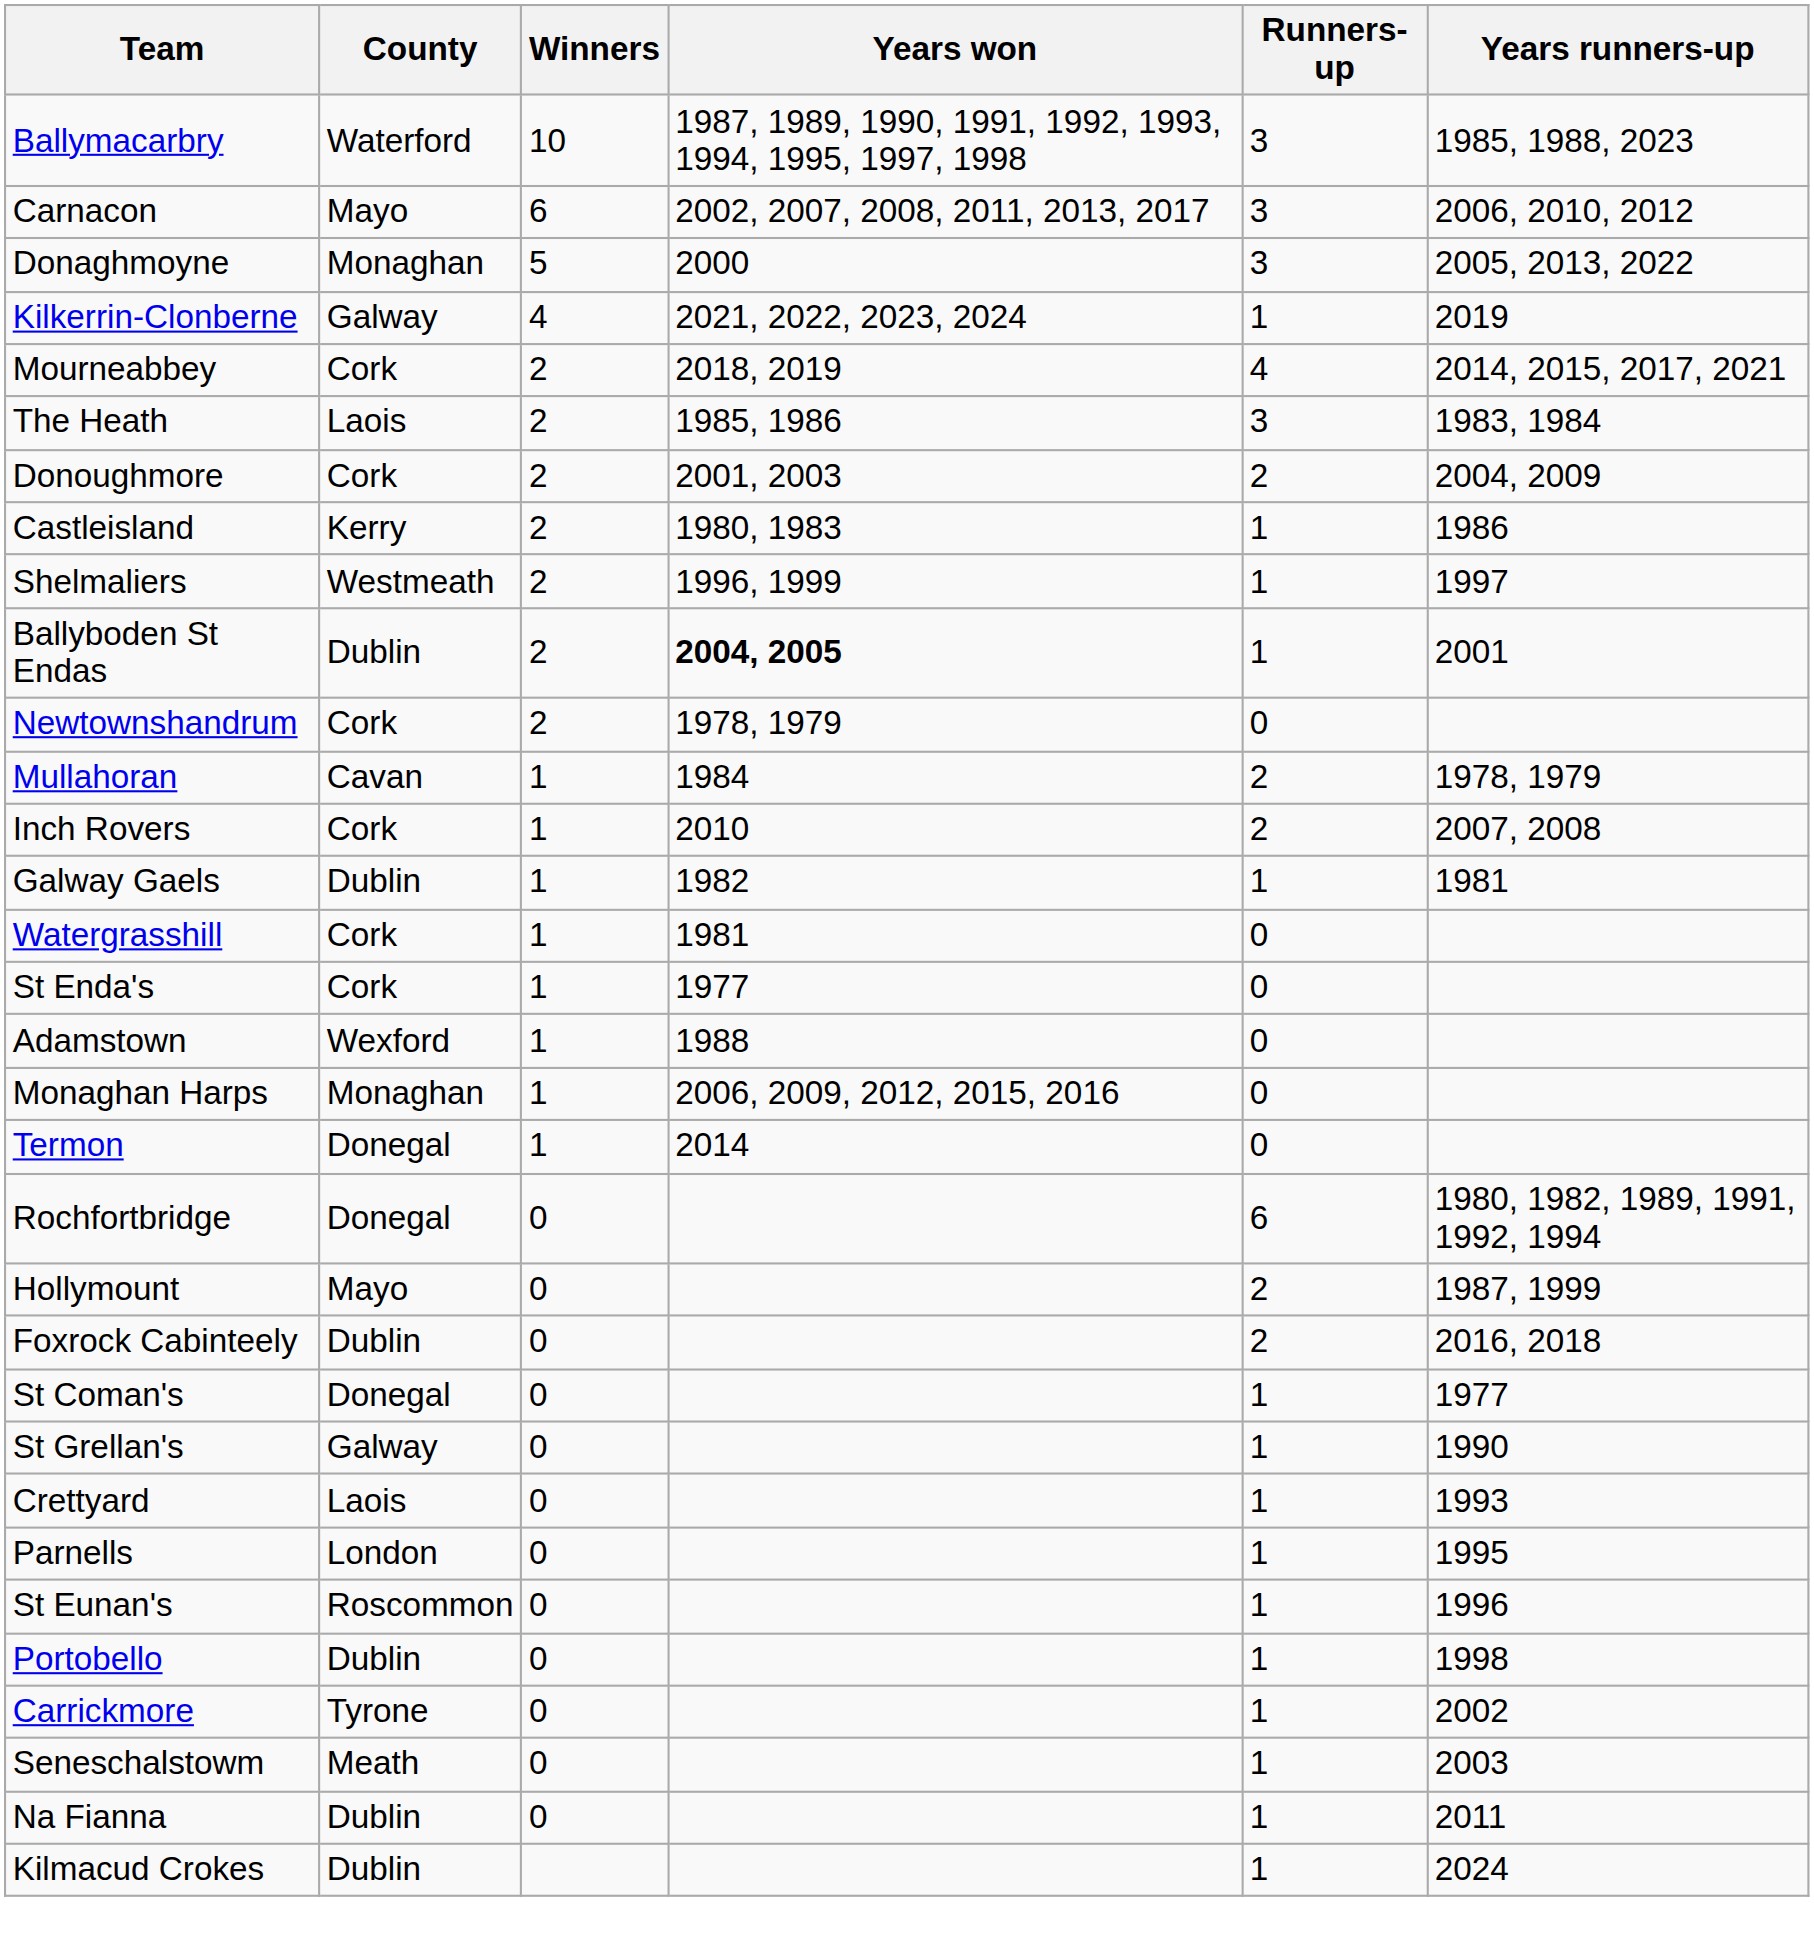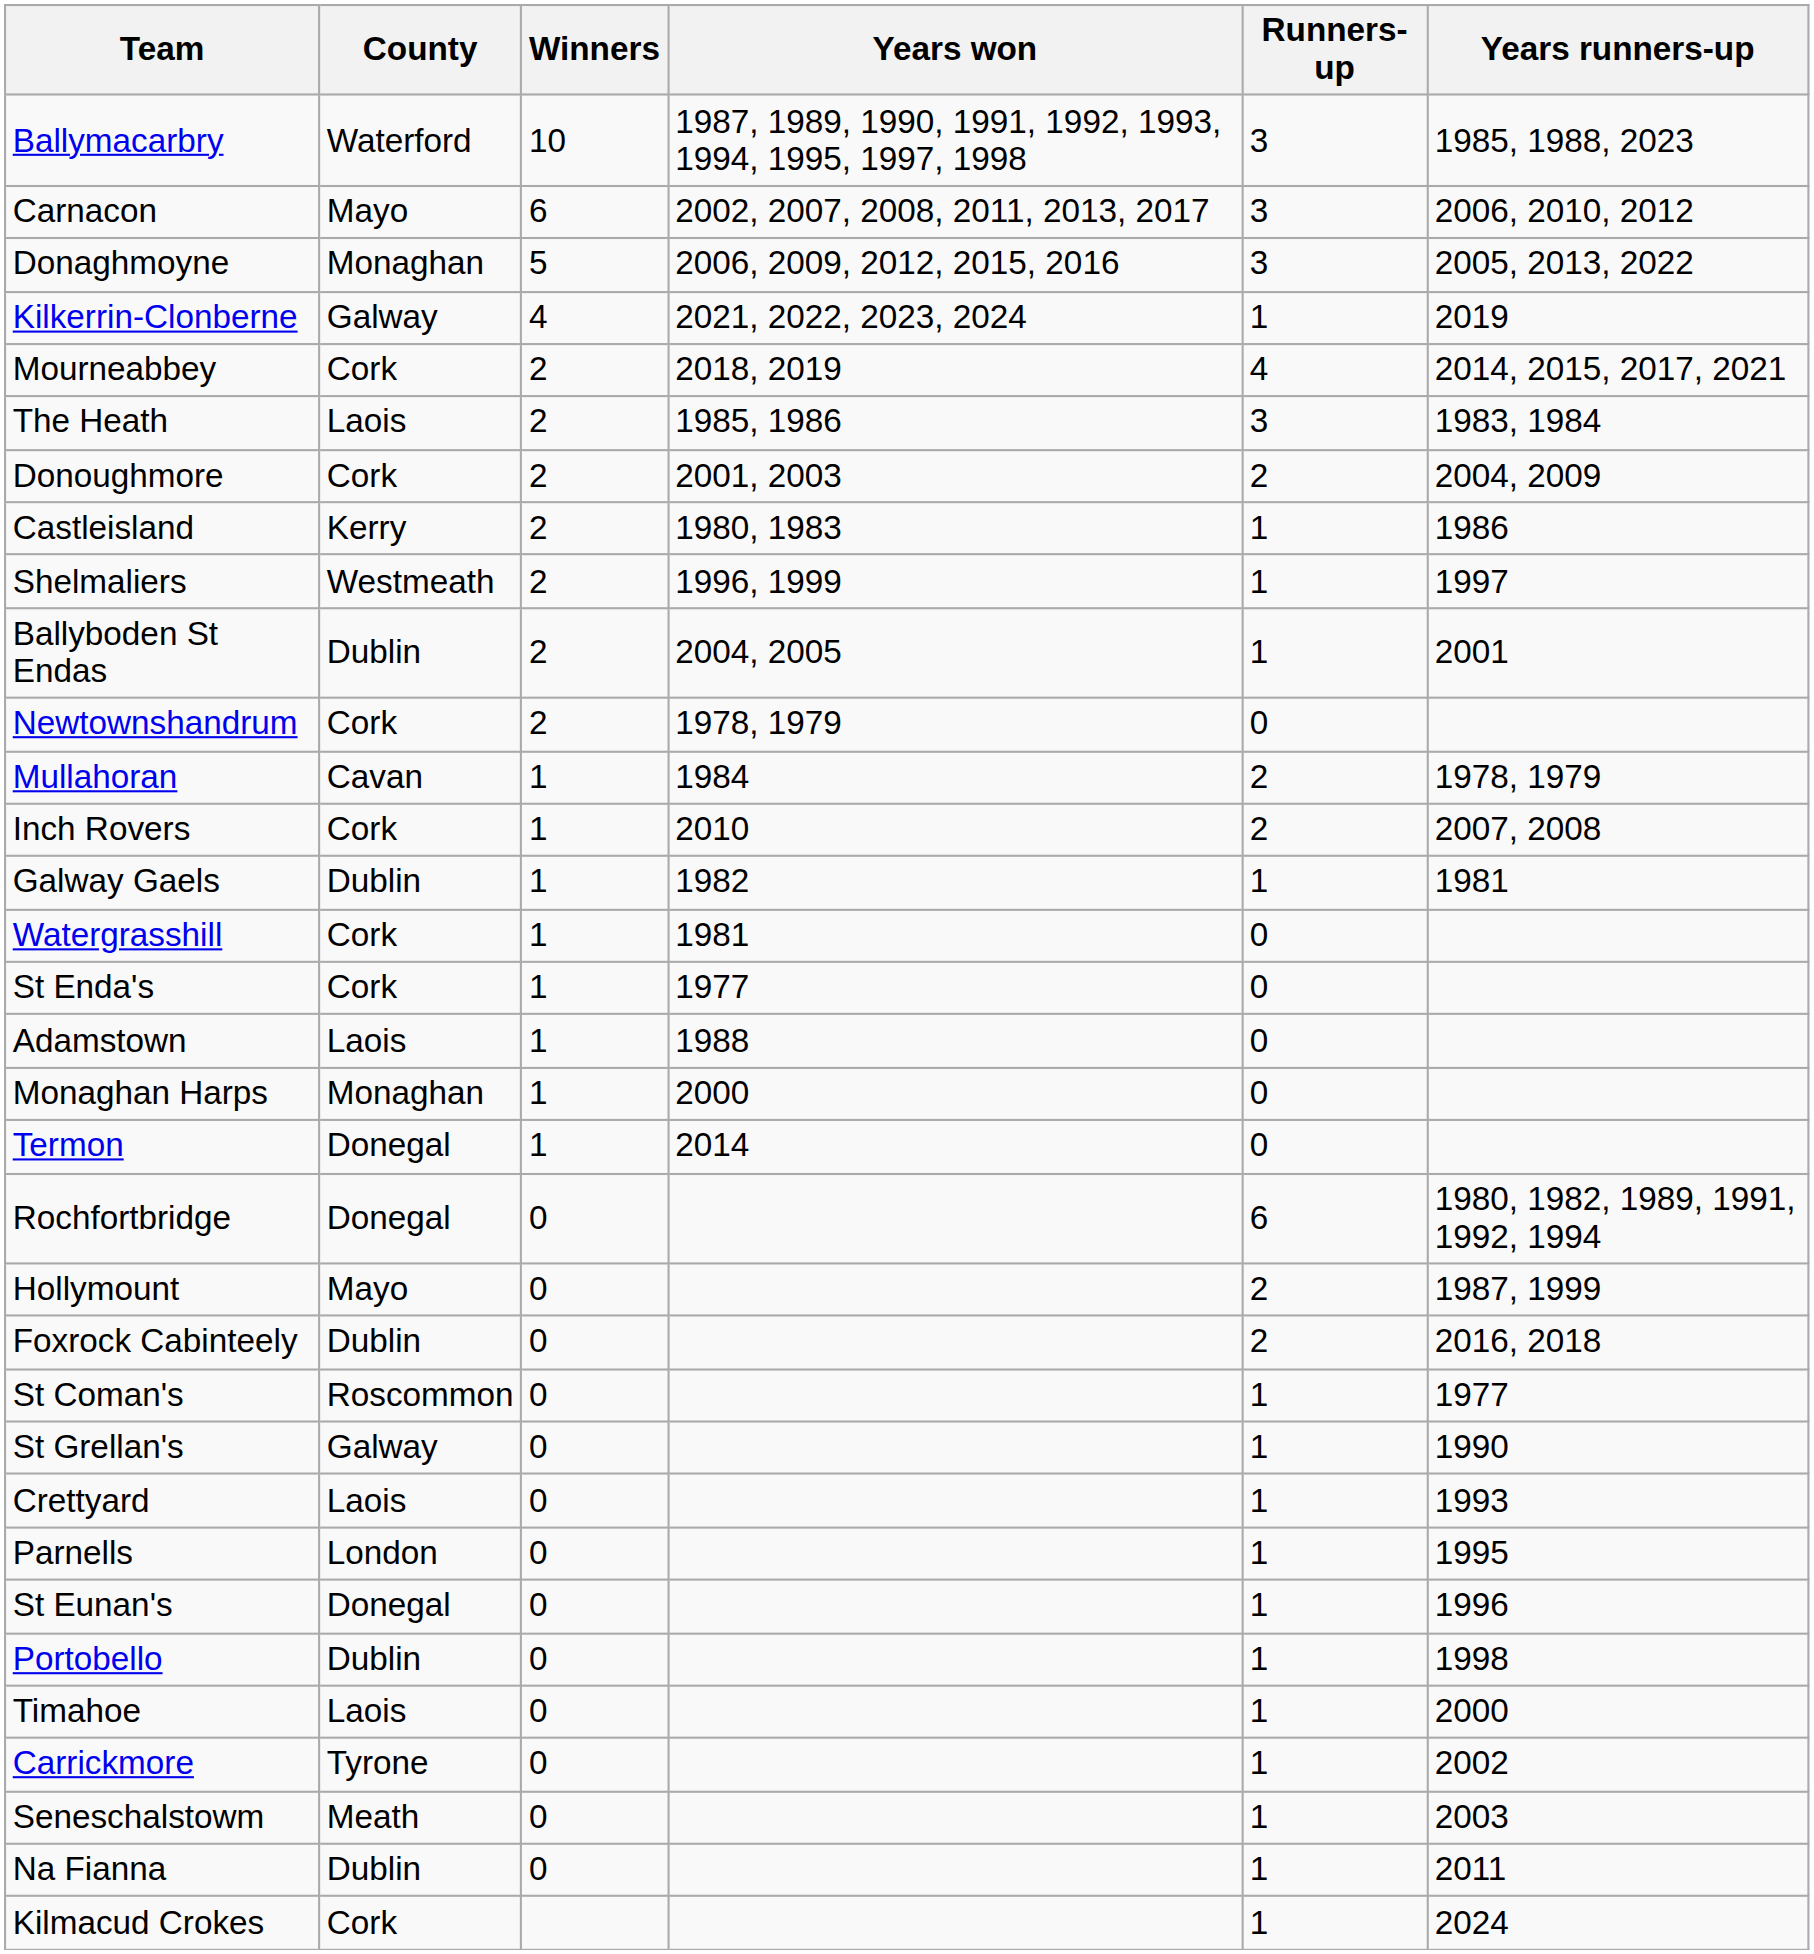(712, 264) 2000 -> (897, 264) 2006, 2009, 2012, 2015, 2016
(759, 652) bold -> (759, 652) normal
(388, 1040) Wexford -> (367, 1040) Laois
(897, 1093) 2006, 2009, 2012, 2015, 2016 -> (712, 1093) 2000
(389, 1394) Donegal -> (420, 1394) Roscommon
(420, 1605) Roscommon -> (389, 1605) Donegal
+ row: (77, 1711)
(374, 1869) Dublin -> (362, 1922) Cork
